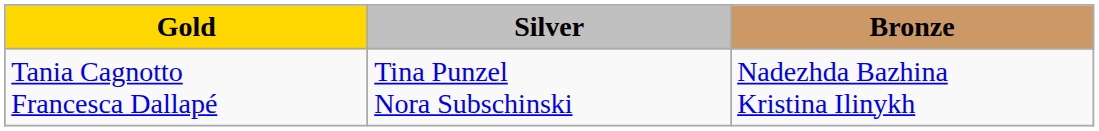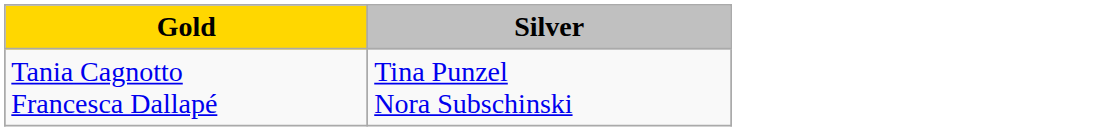- column: (912, 26)
